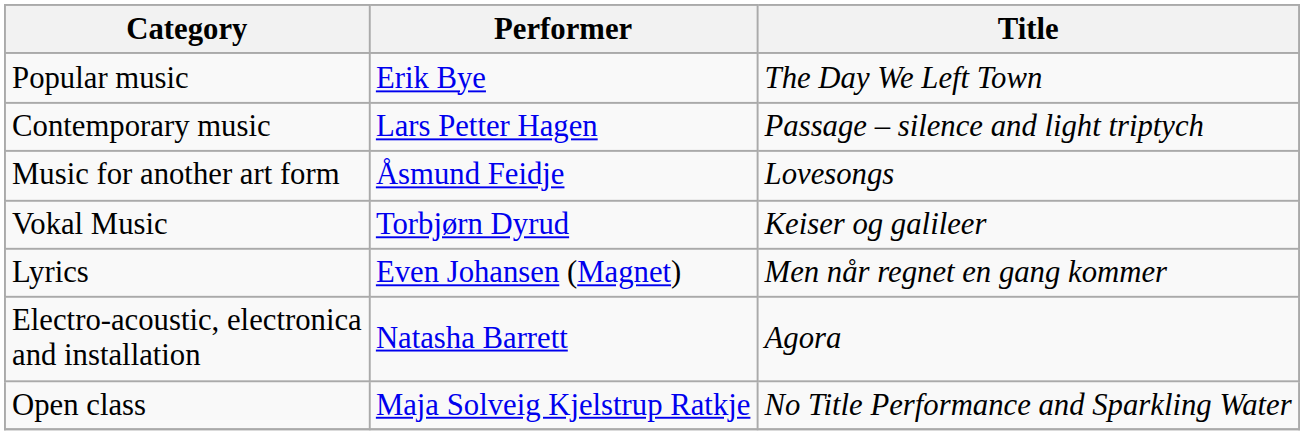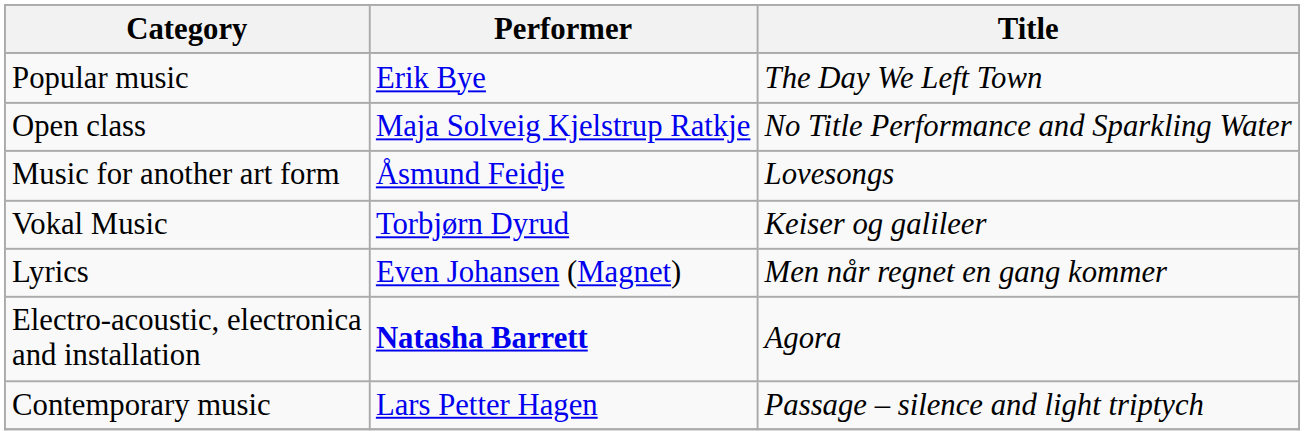rows swapped: (141, 126) <-> (79, 404)
(472, 338) normal -> (482, 338) bold
